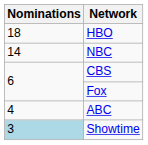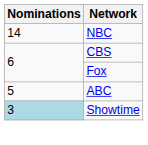- row: (100, 33)
(11, 110) 4 -> (11, 91) 5
